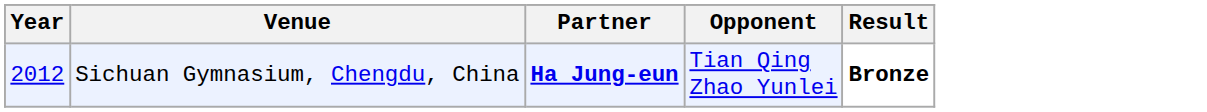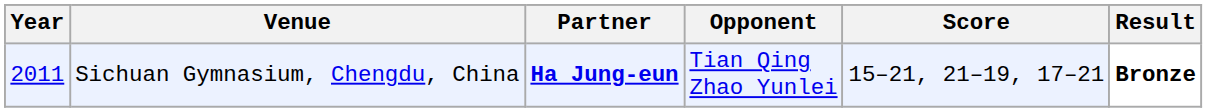+ column: (976, 24)
(37, 75) 2012 -> (37, 75) 2011
